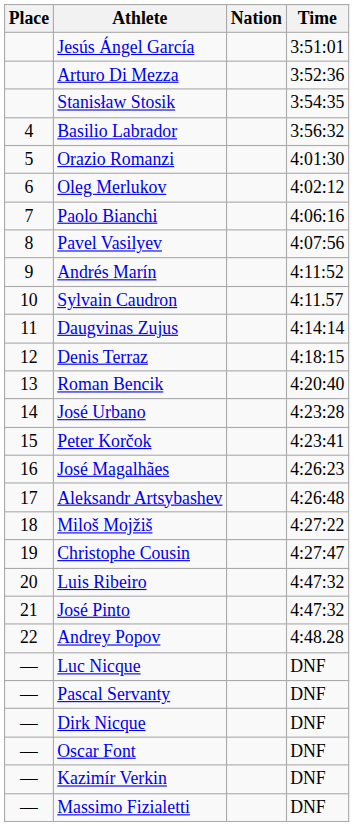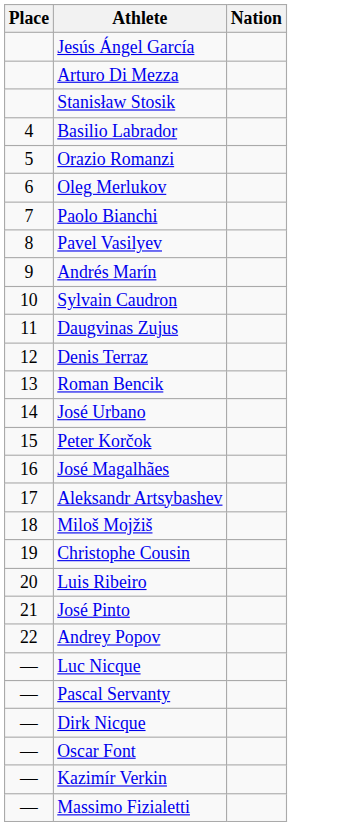- column: (317, 18)
